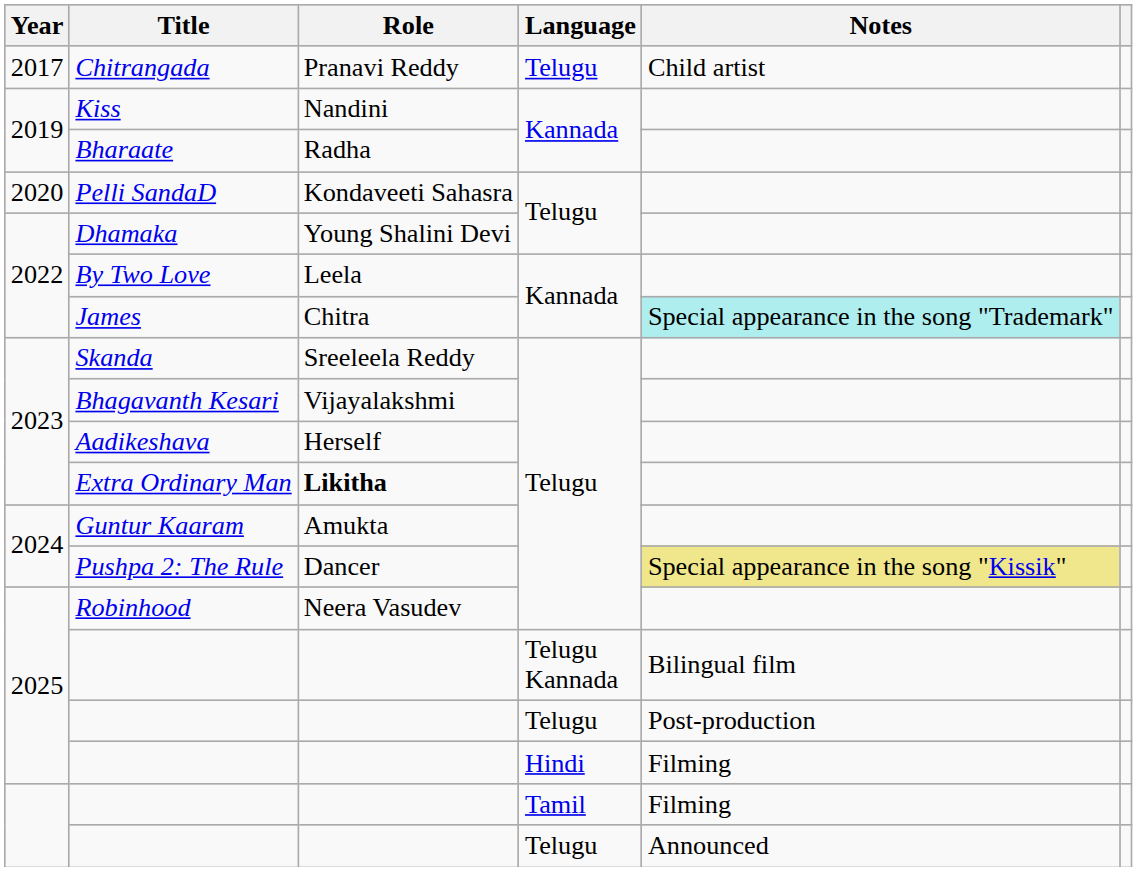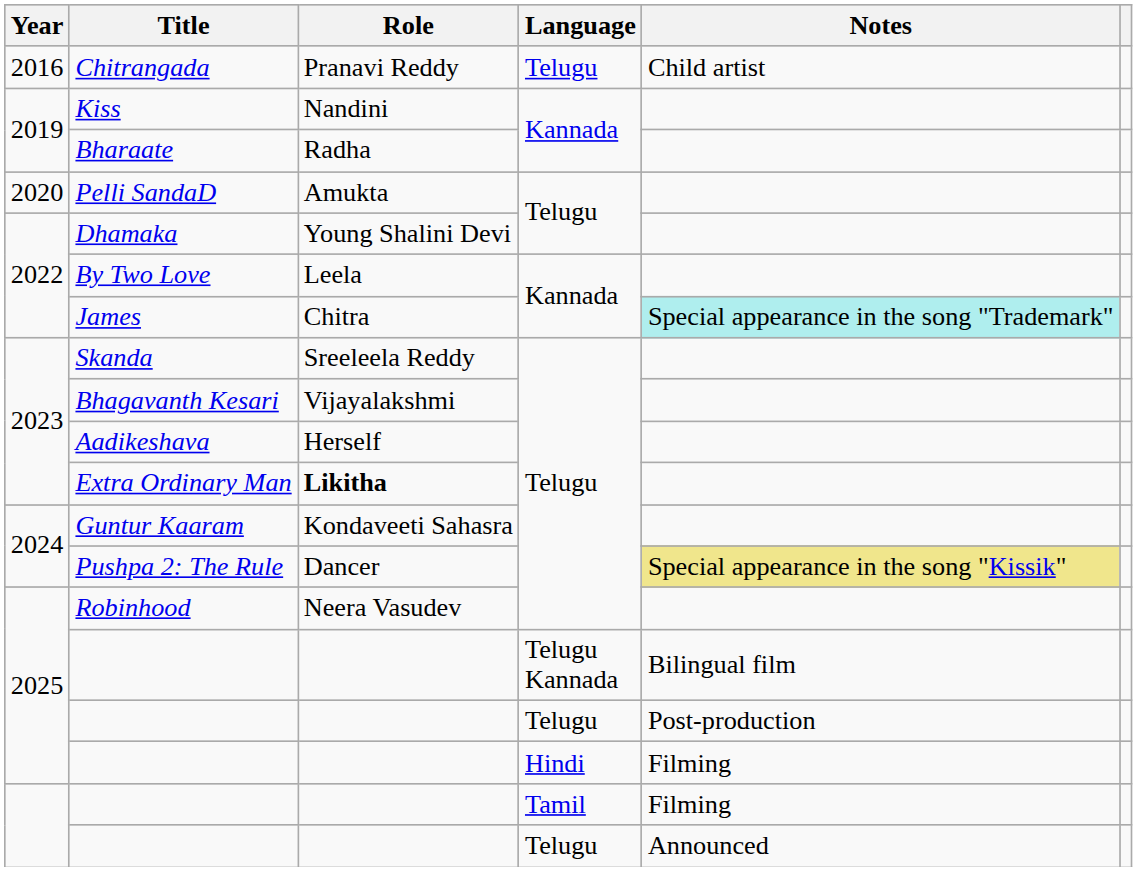(37, 66) 2017 -> (37, 66) 2016
(408, 191) Kondaveeti Sahasra -> (346, 191) Amukta
(346, 524) Amukta -> (408, 524) Kondaveeti Sahasra
